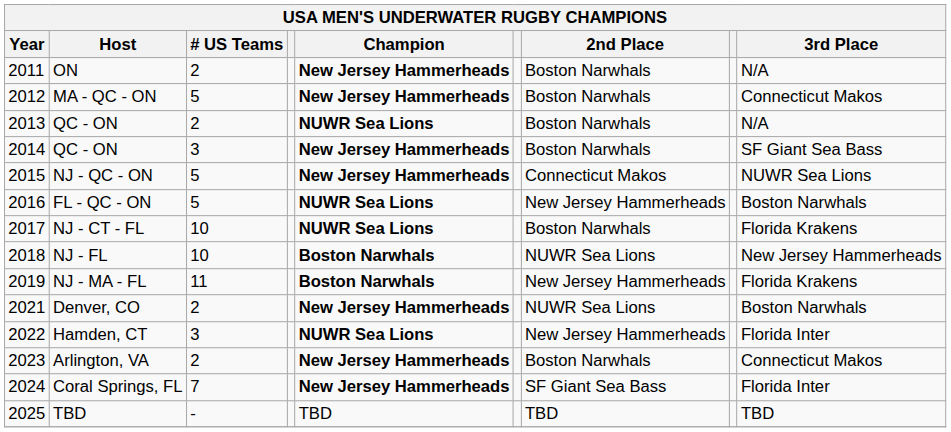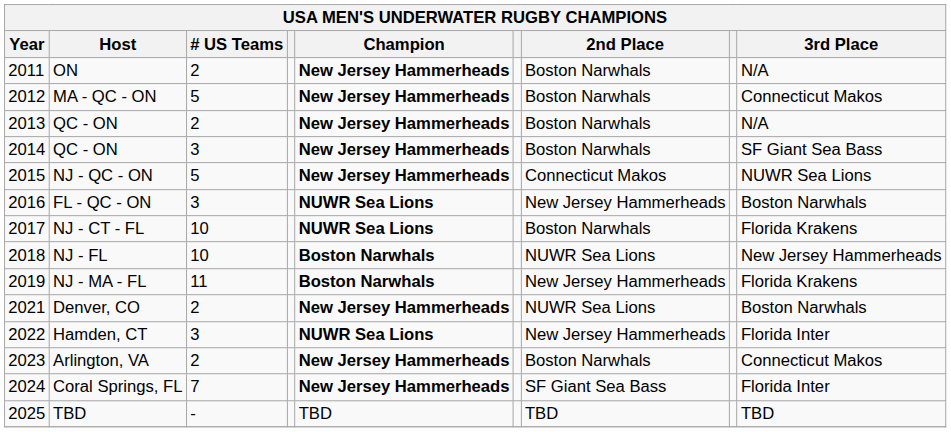(366, 123) NUWR Sea Lions -> (404, 123) New Jersey Hammerheads
(195, 202) 5 -> (195, 202) 3
